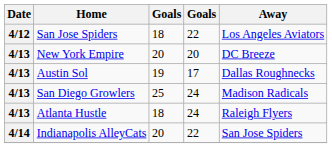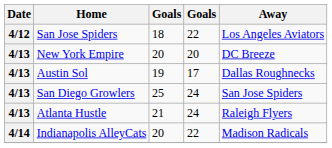(265, 93) Madison Radicals -> (262, 93) San Jose Spiders
(158, 113) 18 -> (158, 113) 21
(262, 133) San Jose Spiders -> (265, 133) Madison Radicals
